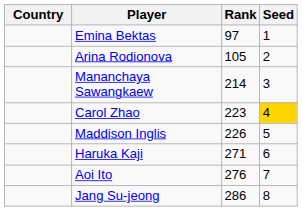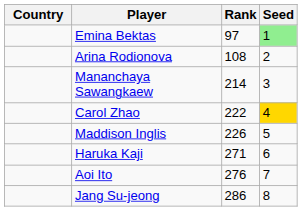(266, 35) no background -> (266, 35) lightgreen background
(235, 56) 105 -> (235, 56) 108
(235, 112) 223 -> (235, 112) 222
